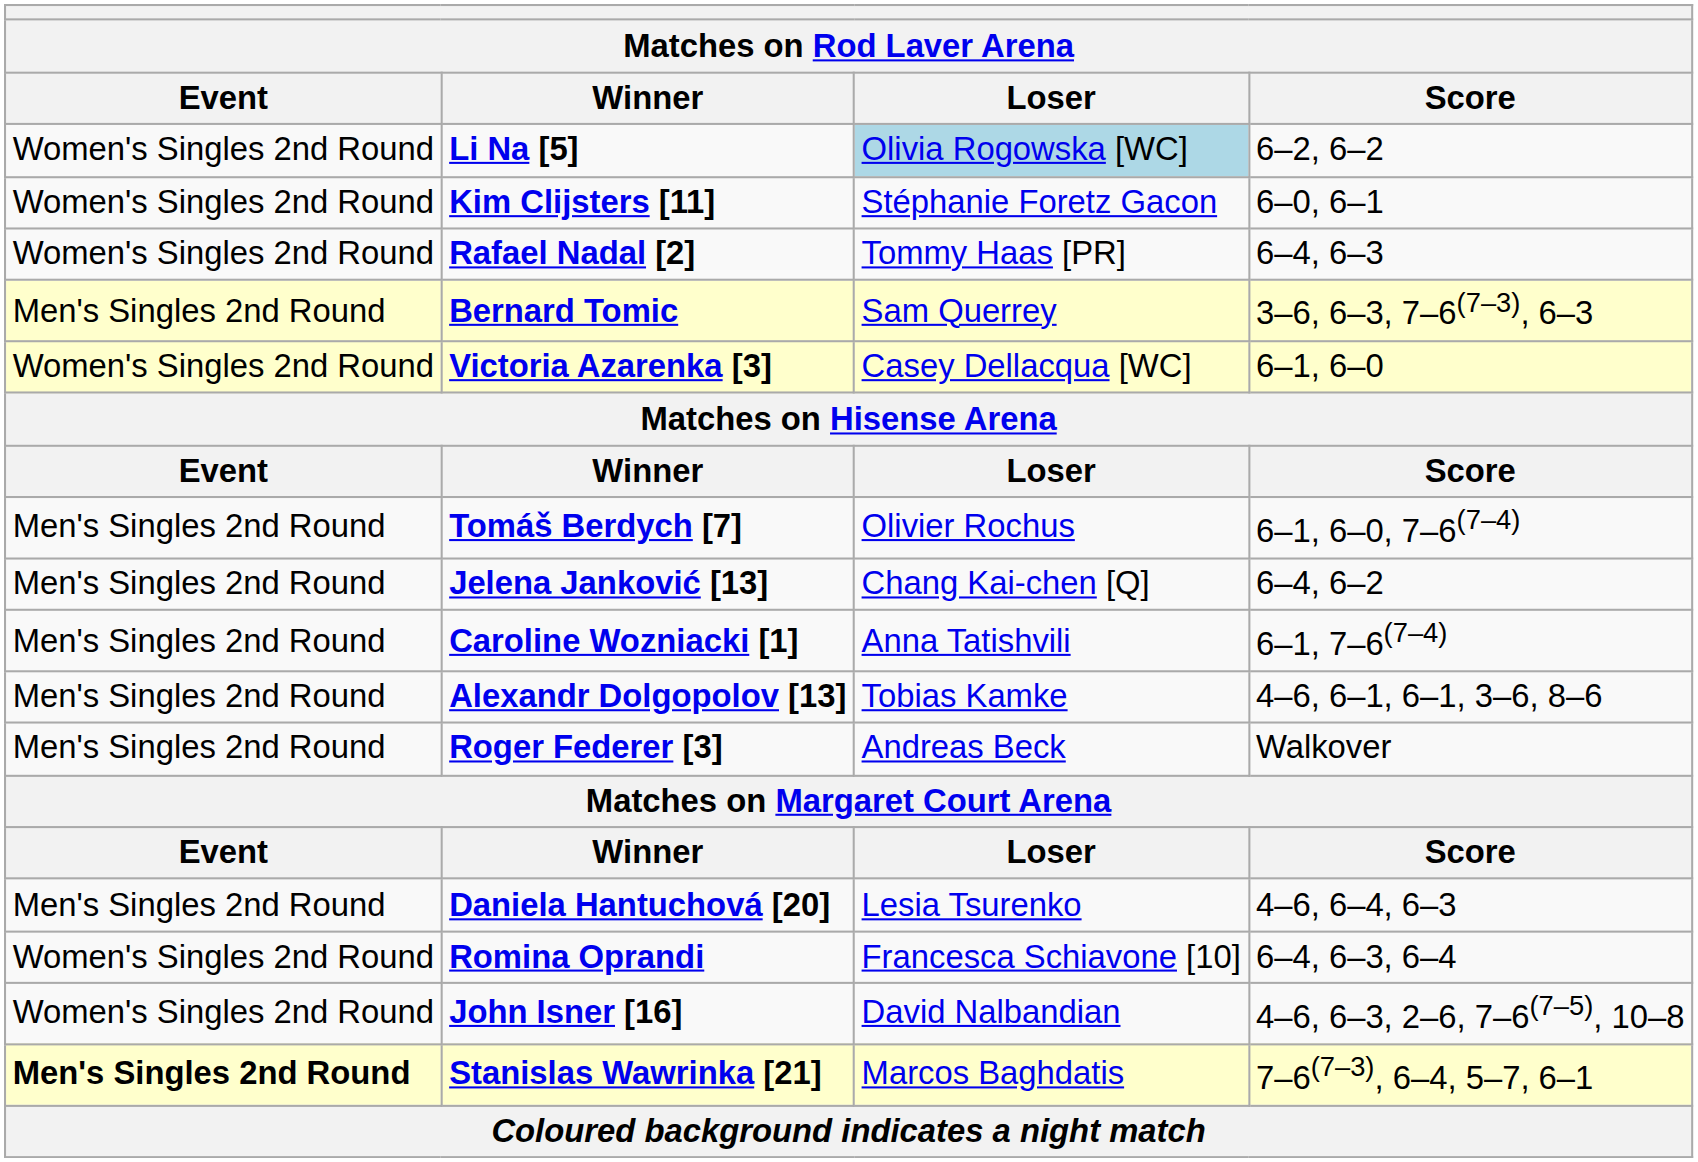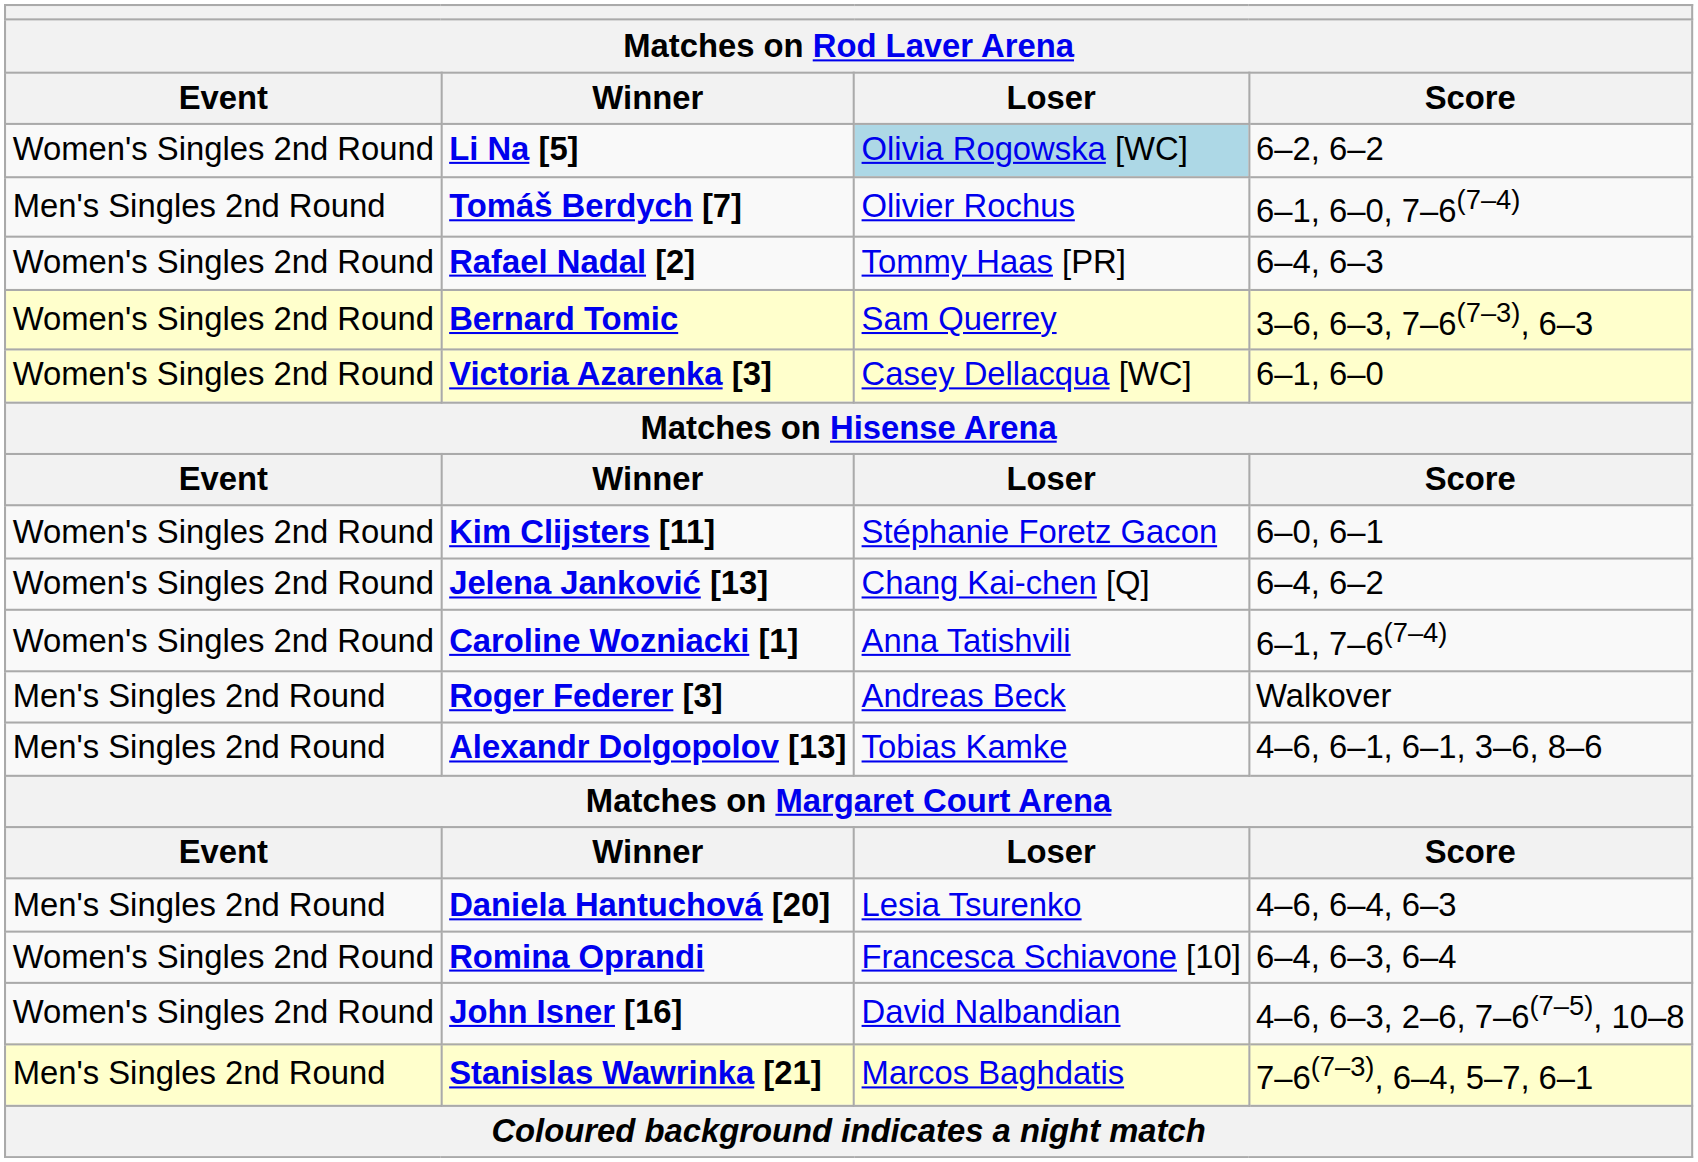rows swapped: (582, 201) <-> (596, 527)
(199, 310) Men's Singles 2nd Round -> (223, 319) Women's Singles 2nd Round
(199, 583) Men's Singles 2nd Round -> (223, 583) Women's Singles 2nd Round
(199, 640) Men's Singles 2nd Round -> (223, 640) Women's Singles 2nd Round
rows swapped: (648, 696) <-> (586, 748)
(212, 1073) bold -> (199, 1073) normal
